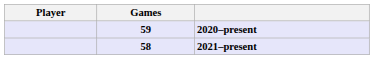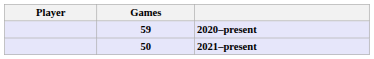(146, 46) 58 -> (146, 46) 50
